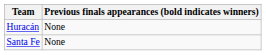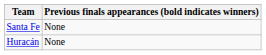rows swapped: (23, 27) <-> (23, 42)
